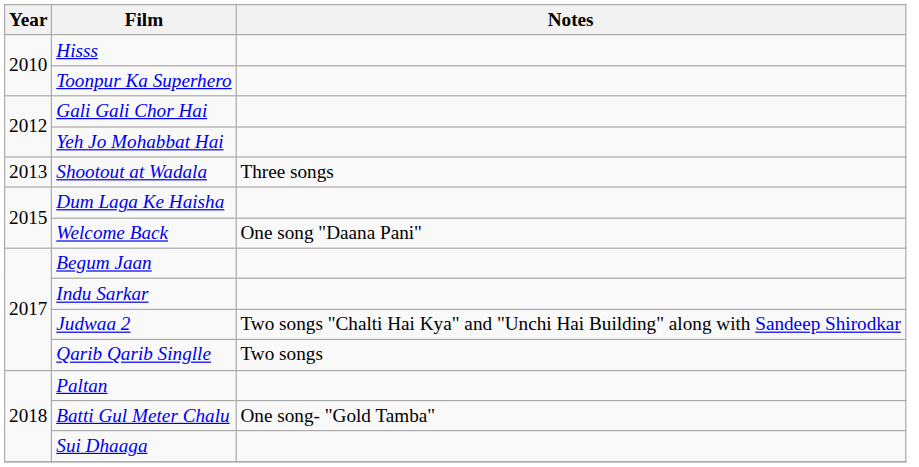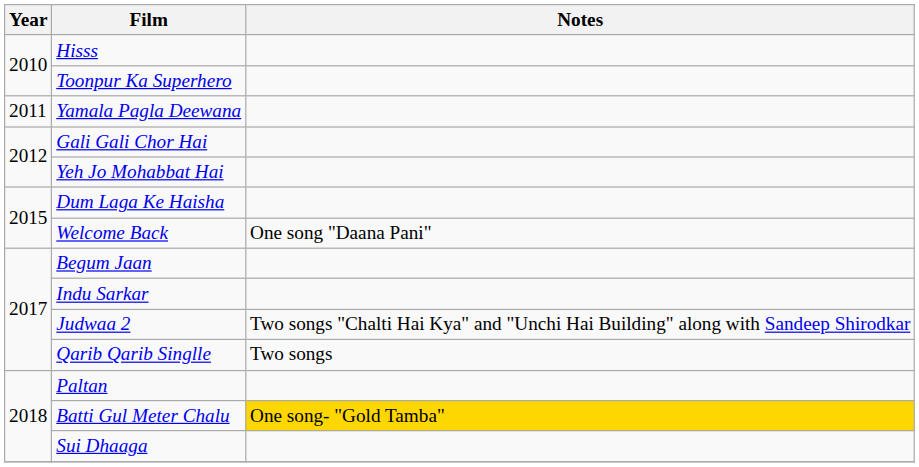+ row: (149, 111)
- row: (132, 171)
(338, 415) no background -> (347, 415) gold background
